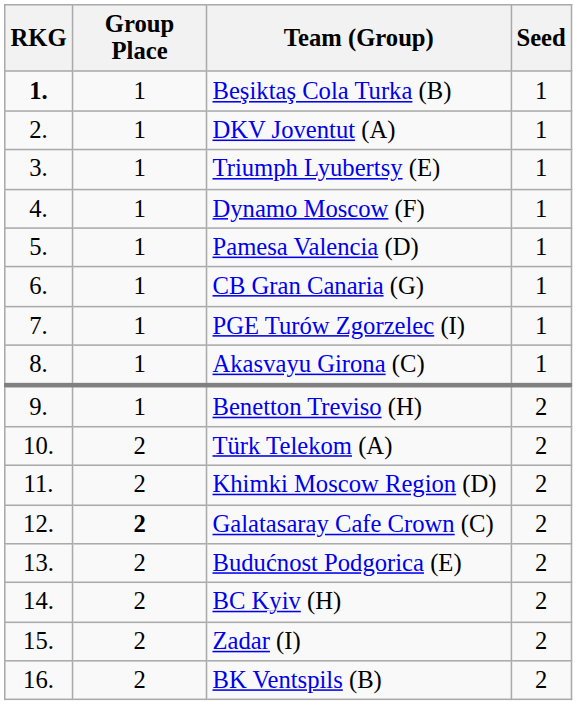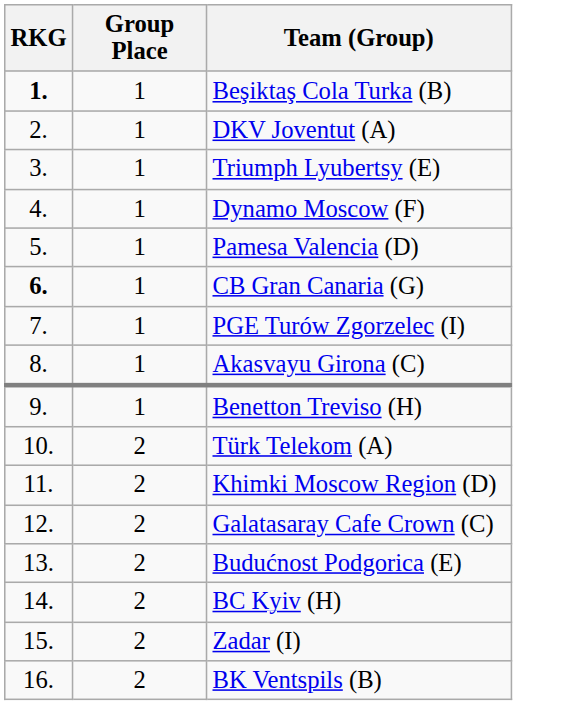- column: (541, 37)
(39, 286) normal -> (39, 286) bold
(140, 523) bold -> (140, 523) normal
